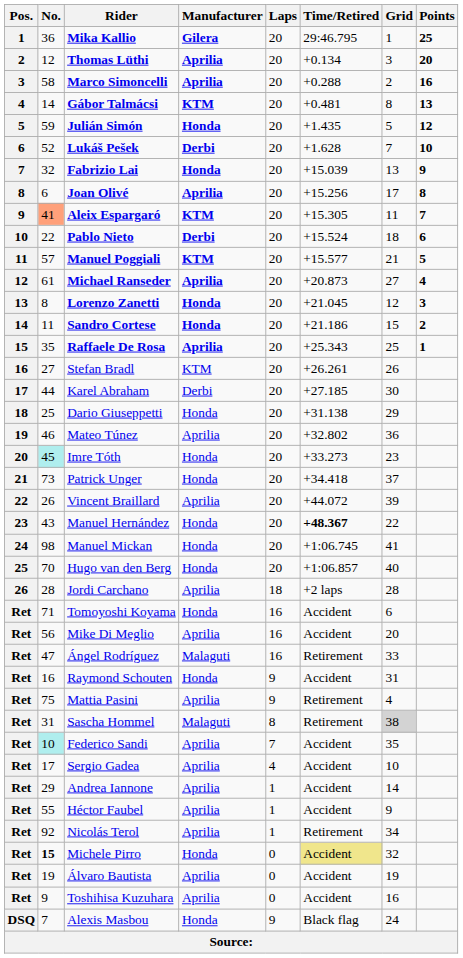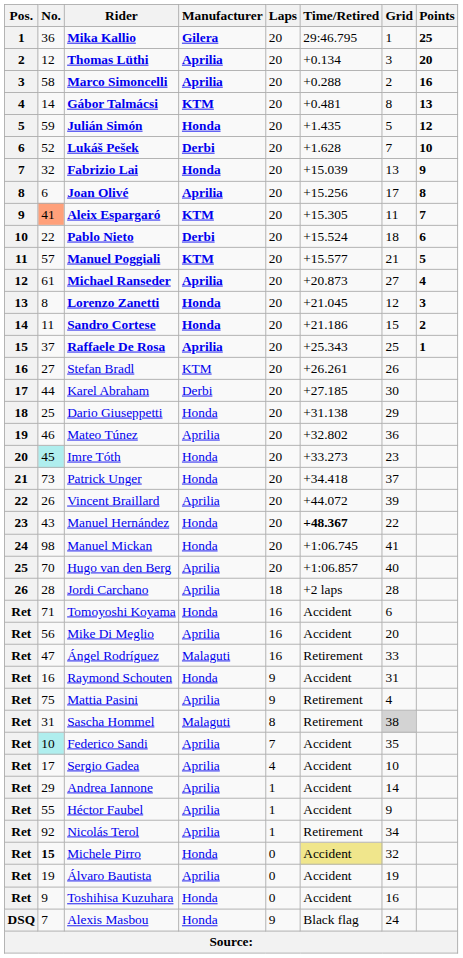(48, 346) 35 -> (48, 346) 37
(200, 567) Honda -> (201, 567) Aprilia
(201, 897) Aprilia -> (200, 897) Honda
